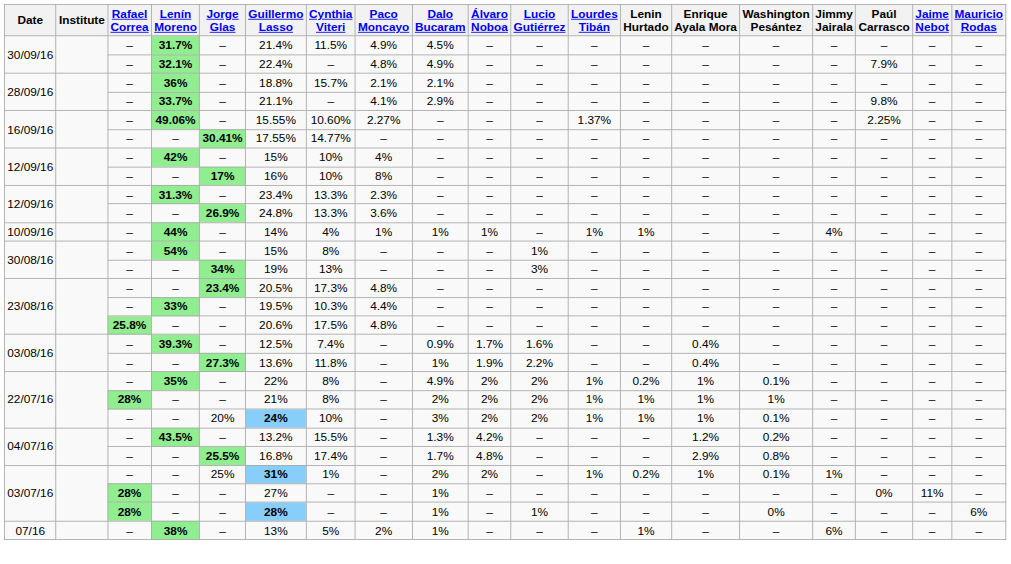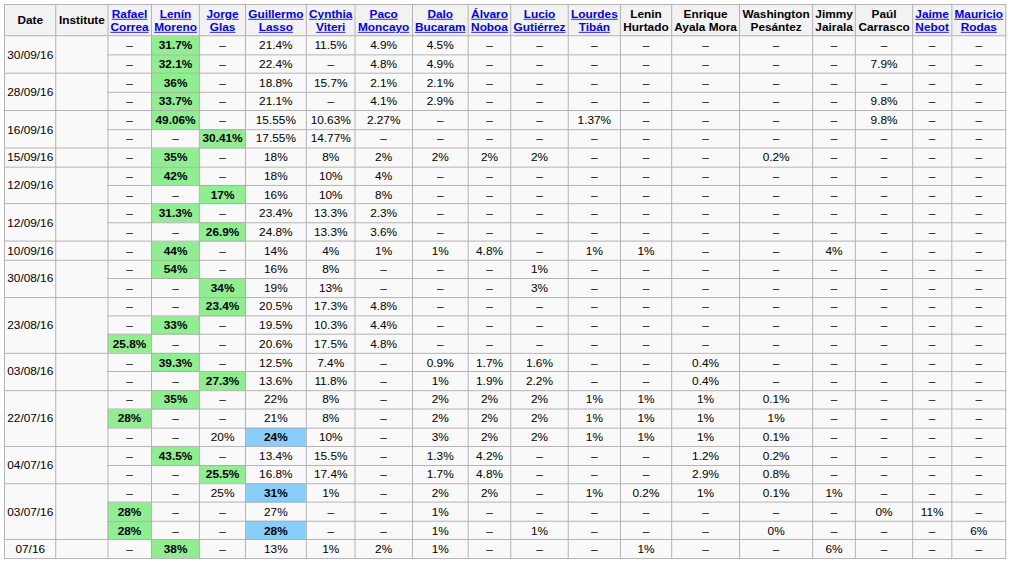(331, 120) 10.60% -> (331, 120) 10.63%
(884, 120) 2.25% -> (884, 120) 9.8%
+ row: (30, 157)
(276, 157) 15% -> (276, 176) 18%
(490, 232) 1% -> (490, 250) 4.8%
(276, 250) 15% -> (276, 269) 16%
(440, 381) 4.9% -> (440, 399) 2%
(646, 381) 0.2% -> (646, 399) 1%
(276, 437) 13.2% -> (276, 455) 13.4%
(331, 530) 5% -> (331, 549) 1%
